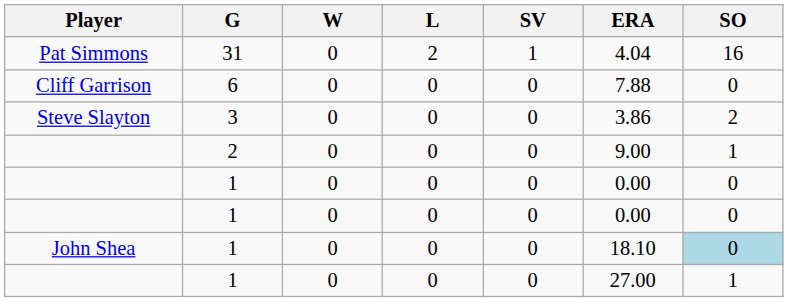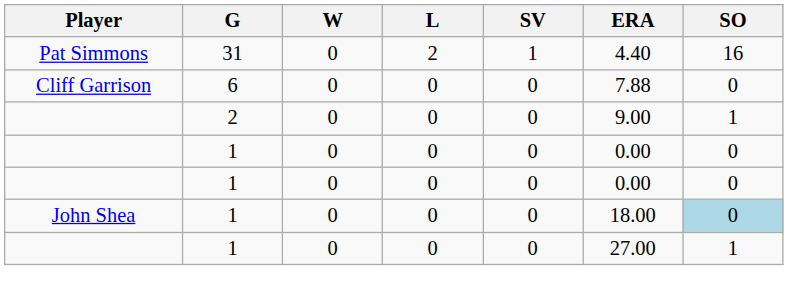(633, 53) 4.04 -> (633, 53) 4.40
- row: (94, 118)
(633, 248) 18.10 -> (633, 215) 18.00
